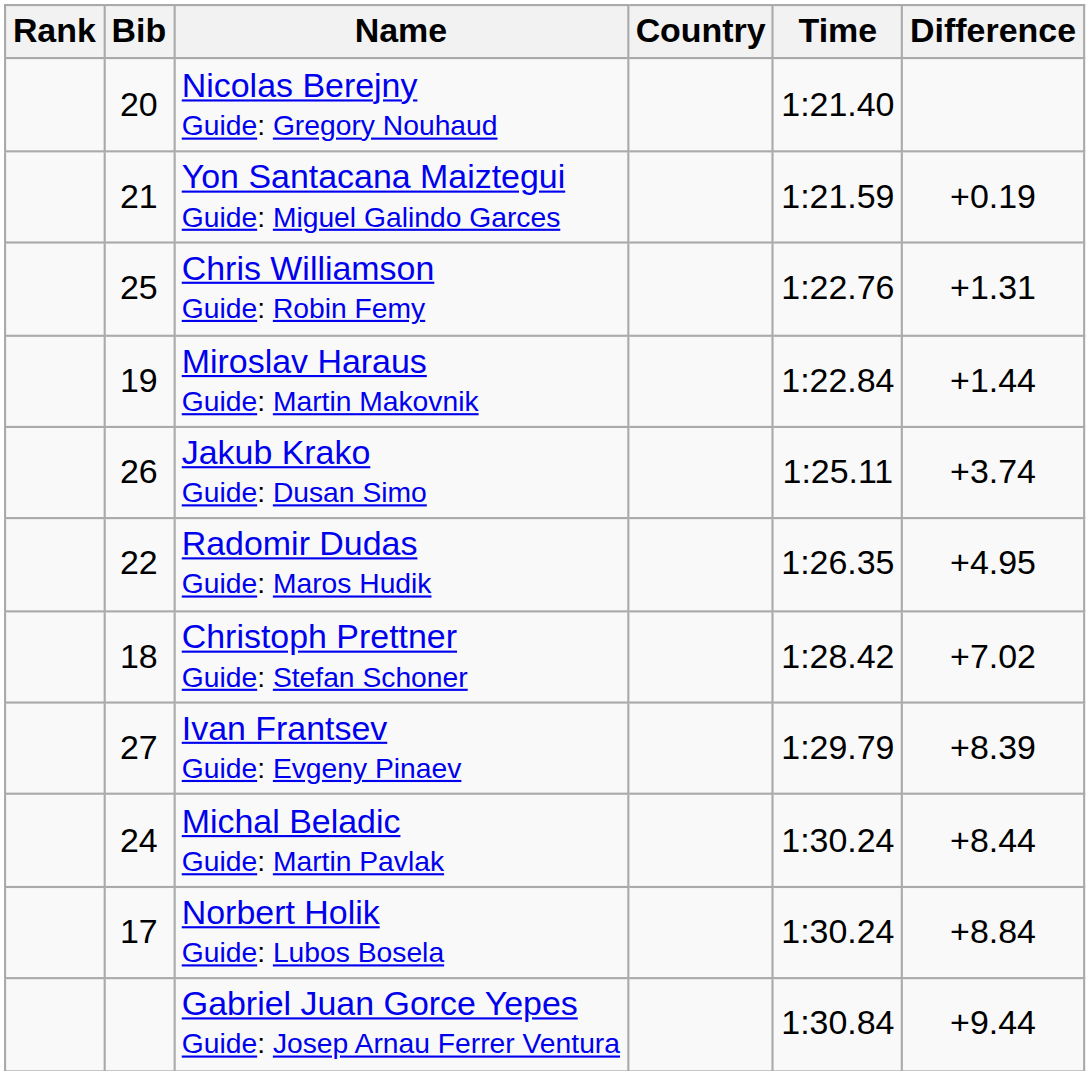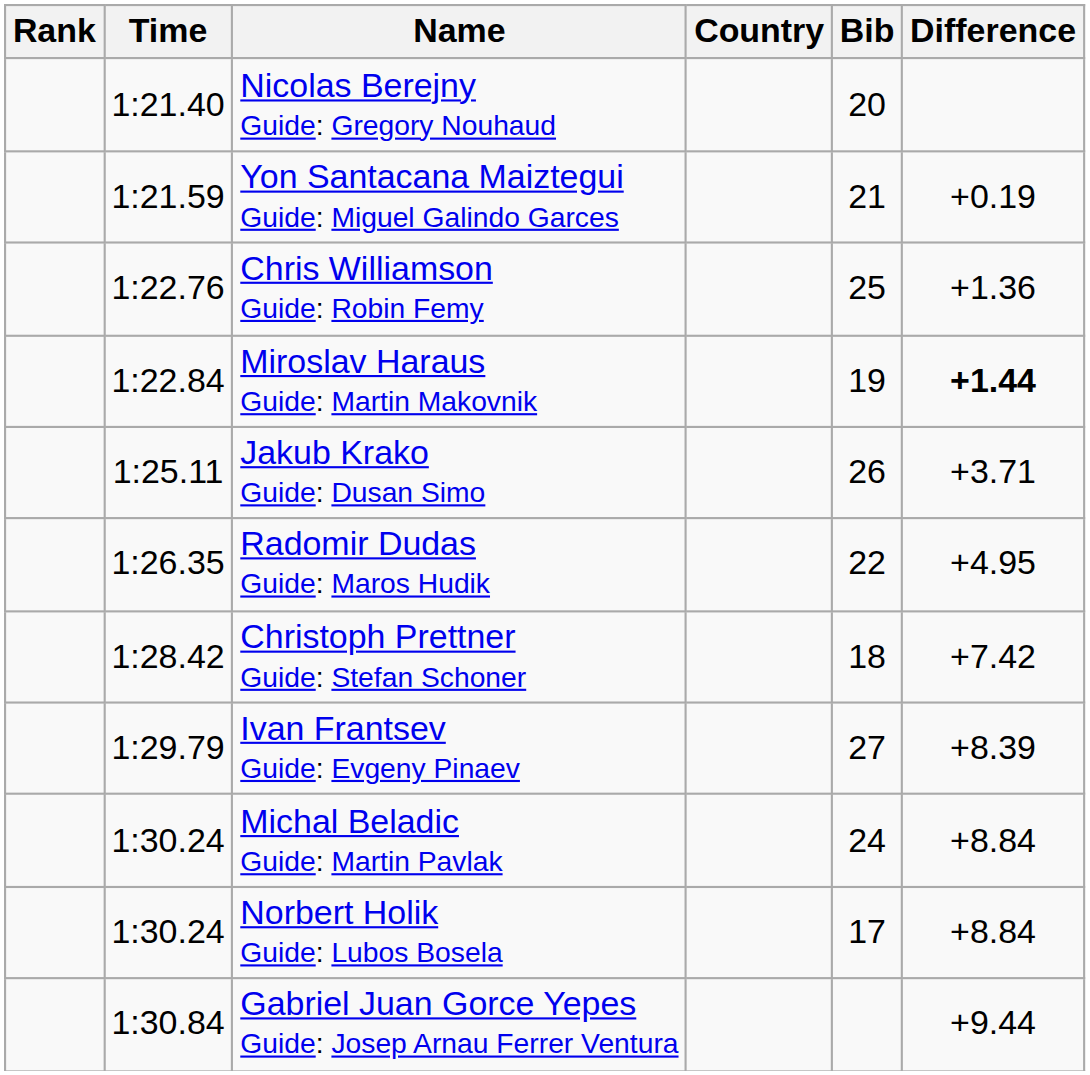columns swapped: (139, 31) <-> (838, 31)
(993, 288) +1.31 -> (993, 288) +1.36
(993, 380) normal -> (993, 380) bold
(993, 472) +3.74 -> (993, 472) +3.71
(993, 656) +7.02 -> (993, 656) +7.42
(993, 839) +8.44 -> (993, 839) +8.84
